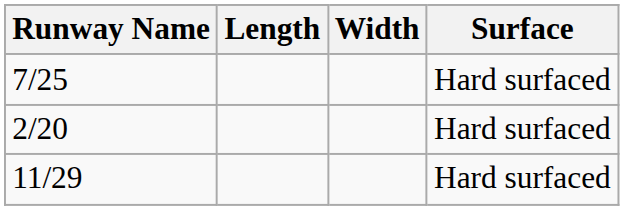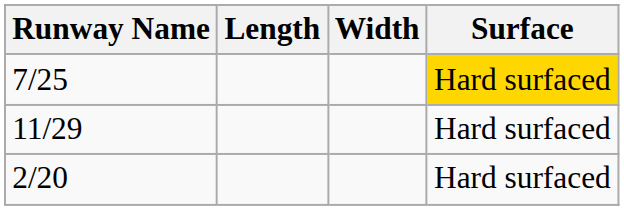(522, 79) no background -> (522, 79) gold background
rows swapped: (47, 178) <-> (40, 128)
